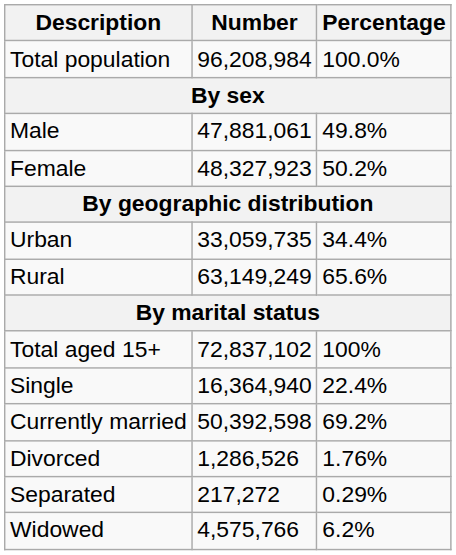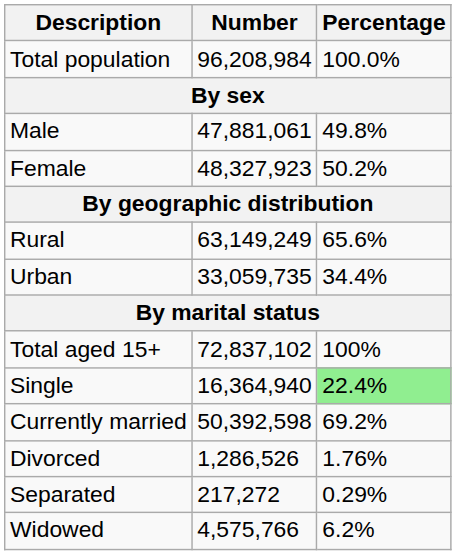rows swapped: (41, 240) <-> (37, 276)
(355, 385) no background -> (355, 385) lightgreen background
